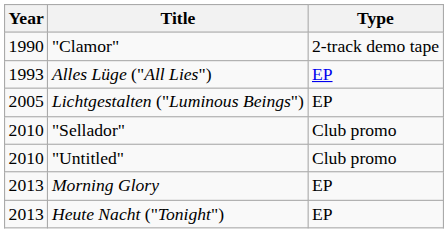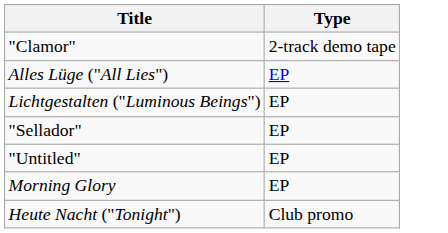- column: (26, 18)
(354, 130) Club promo -> (279, 130) EP
(354, 158) Club promo -> (279, 158) EP
(322, 213) EP -> (311, 213) Club promo
